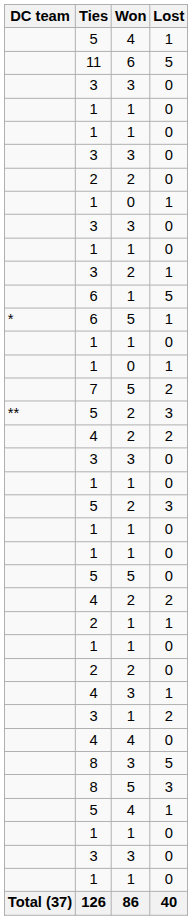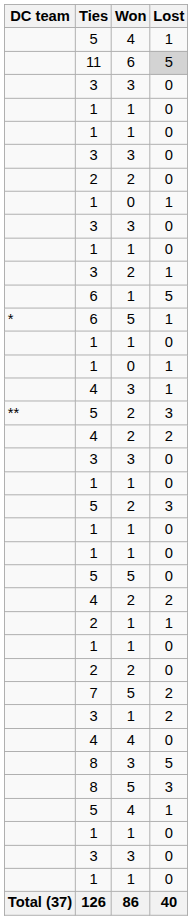(169, 62) no background -> (169, 62) lightgrey background
rows swapped: (94, 389) <-> (94, 693)
